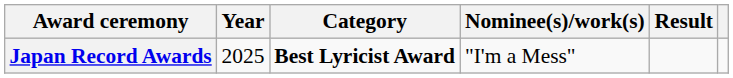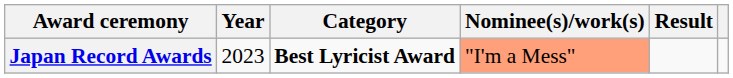(243, 55) 2025 -> (243, 55) 2023
(520, 55) no background -> (520, 55) lightsalmon background
